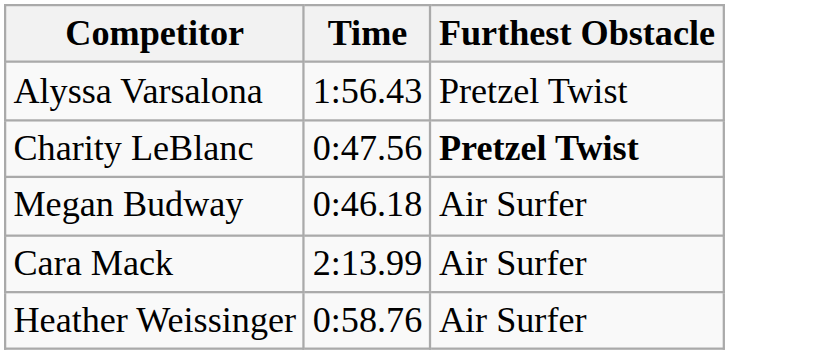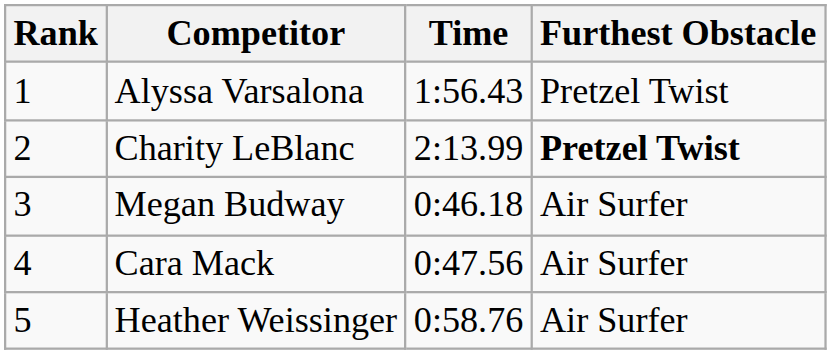+ column: (56, 33)
(367, 147) 0:47.56 -> (469, 147) 2:13.99
(367, 262) 2:13.99 -> (469, 262) 0:47.56
